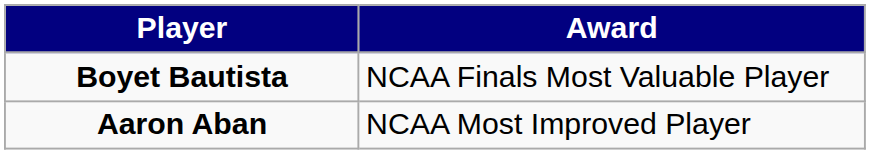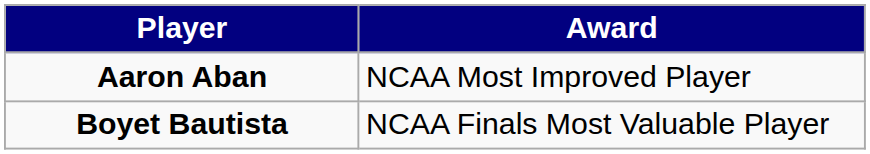rows swapped: (182, 76) <-> (182, 124)
